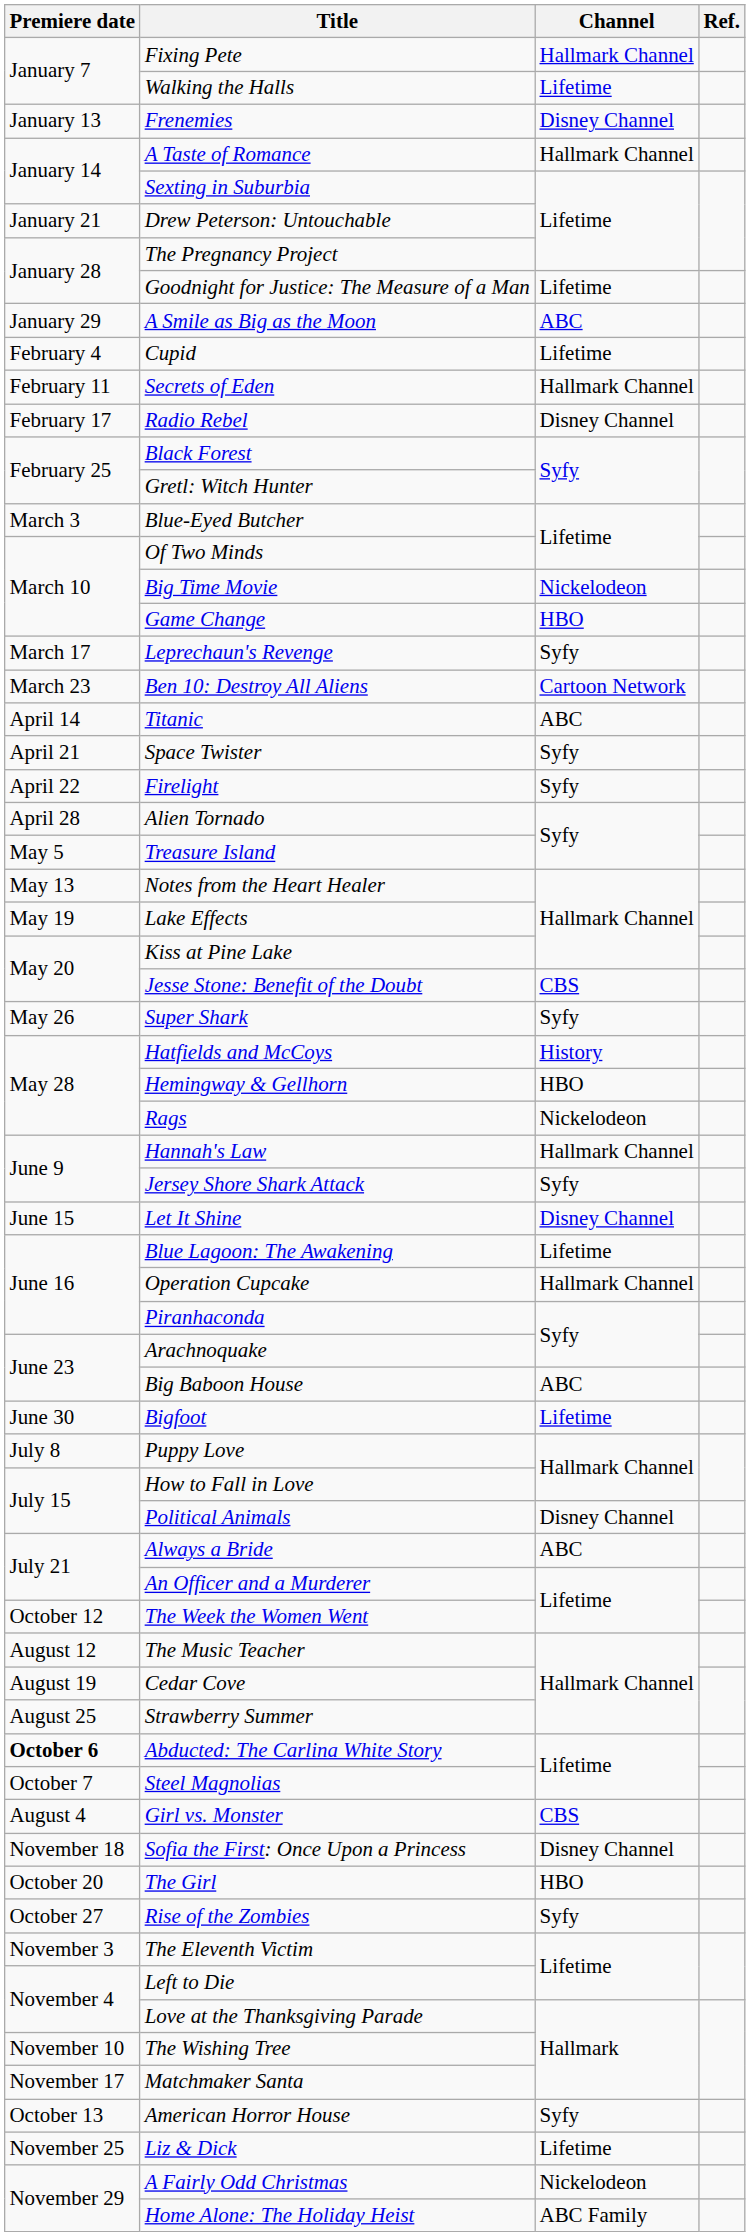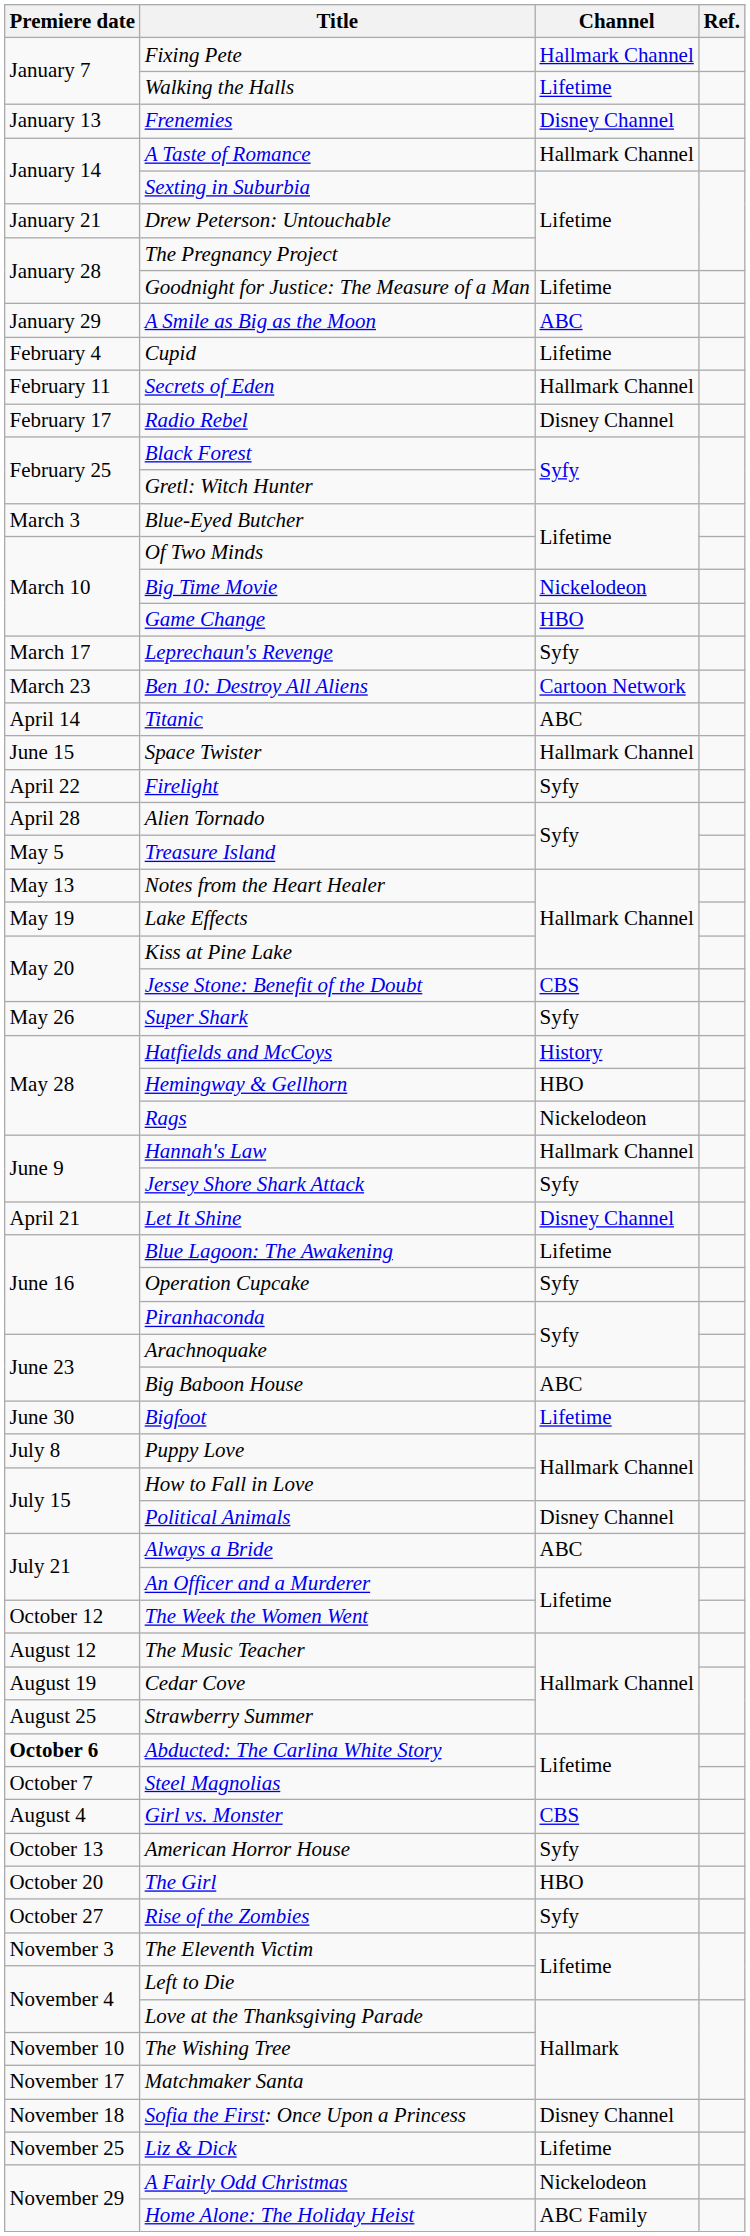(45, 752) April 21 -> (42, 752) June 15
(559, 752) Syfy -> (617, 752) Hallmark Channel
(42, 1217) June 15 -> (45, 1217) April 21
(617, 1284) Hallmark Channel -> (559, 1284) Syfy
rows swapped: (247, 2115) <-> (305, 1849)
